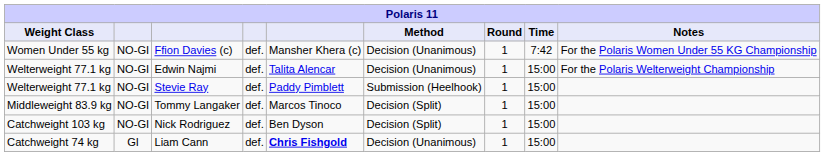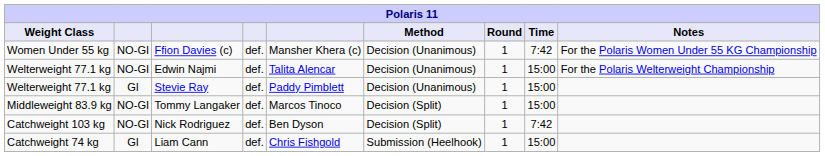(133, 87) NO-GI -> (133, 87) GI
(424, 87) Submission (Heelhook) -> (421, 87) Decision (Unanimous)
(541, 124) 15:00 -> (541, 124) 7:42
(308, 142) bold -> (305, 142) normal
(421, 142) Decision (Unanimous) -> (424, 142) Submission (Heelhook)
